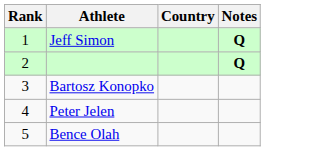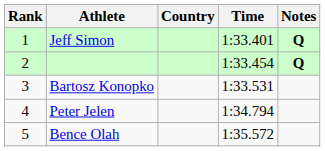+ column: (248, 16)
